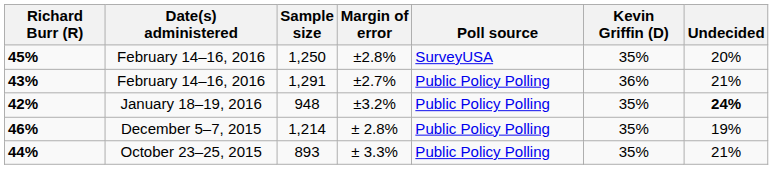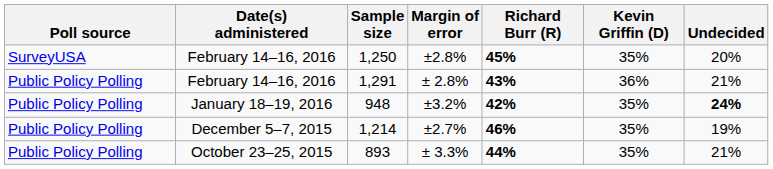columns swapped: (498, 33) <-> (55, 24)
(375, 81) ±2.7% -> (445, 81) ± 2.8%
(375, 128) ± 2.8% -> (445, 128) ±2.7%
